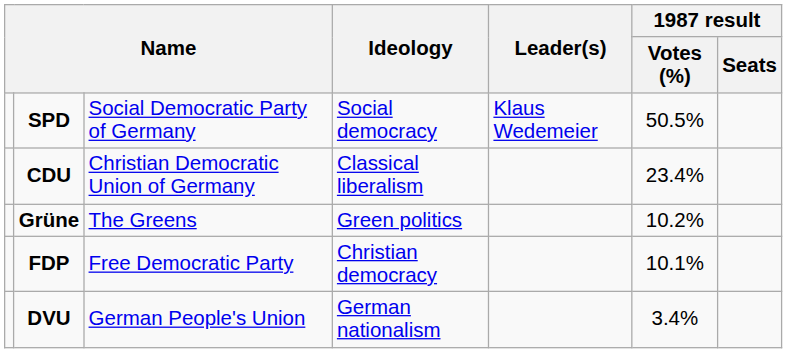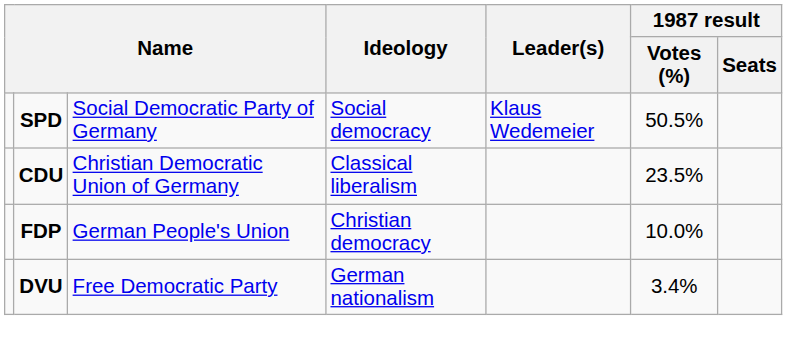(675, 175) 23.4% -> (674, 175) 23.5%
- row: (49, 219)
(191, 263) Free Democratic Party -> (181, 231) German People's Union
(675, 263) 10.1% -> (674, 231) 10.0%
(197, 319) German People's Union -> (175, 286) Free Democratic Party
